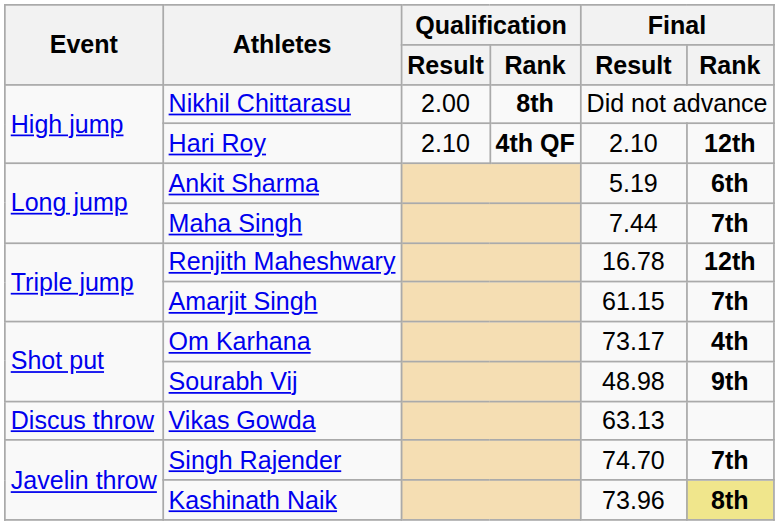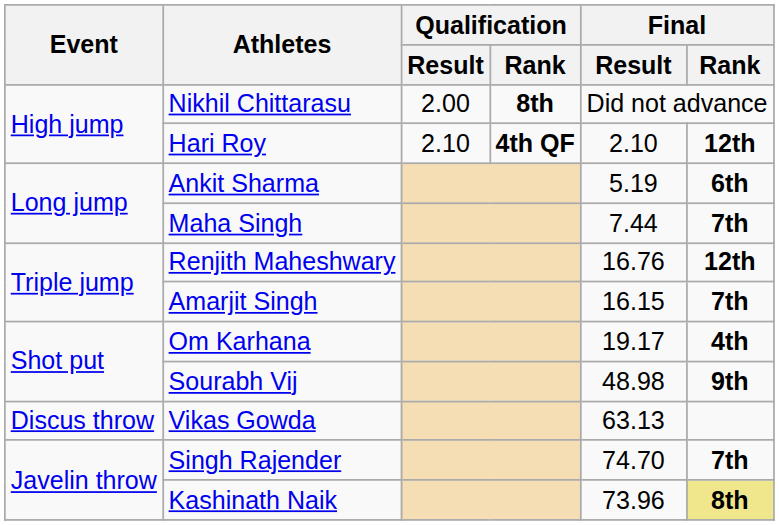(633, 263) 16.78 -> (633, 263) 16.76
(633, 302) 61.15 -> (633, 302) 16.15
(633, 342) 73.17 -> (633, 342) 19.17
